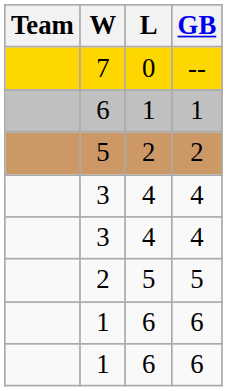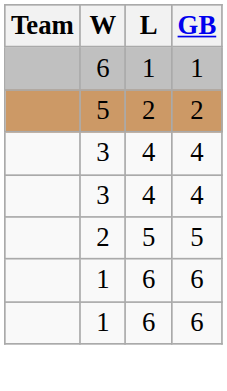- row: (103, 68)
